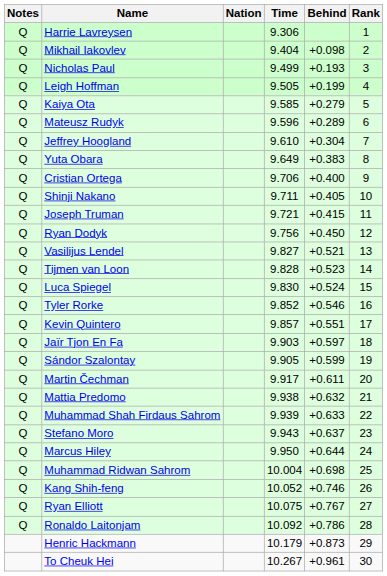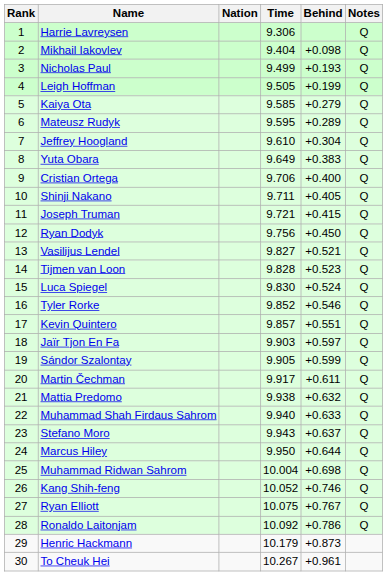columns swapped: (366, 13) <-> (23, 13)
(284, 123) 9.596 -> (281, 123) 9.595
(284, 415) 9.939 -> (281, 415) 9.940
